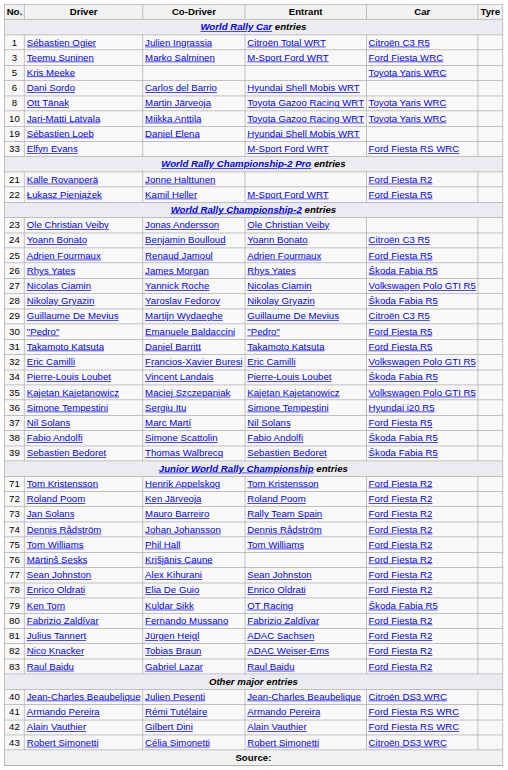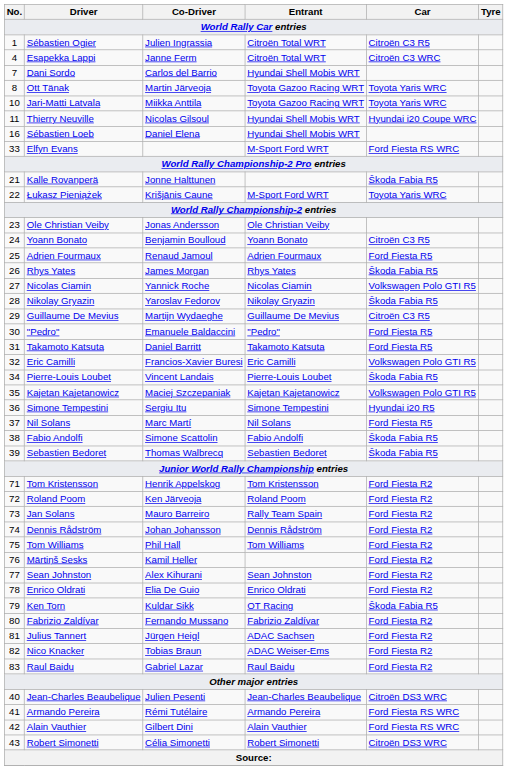- row: (60, 57)
+ row: (61, 57)
- row: (51, 72)
(14, 88) 6 -> (14, 72) 7
+ row: (60, 118)
(14, 133) 19 -> (14, 133) 16
(401, 179) Ford Fiesta R2 -> (403, 179) Škoda Fabia R5
(171, 194) Kamil Heller -> (179, 194) Krišjānis Caune
(401, 194) Ford Fiesta R5 -> (408, 194) Toyota Yaris WRC
(179, 560) Krišjānis Caune -> (171, 560) Kamil Heller
